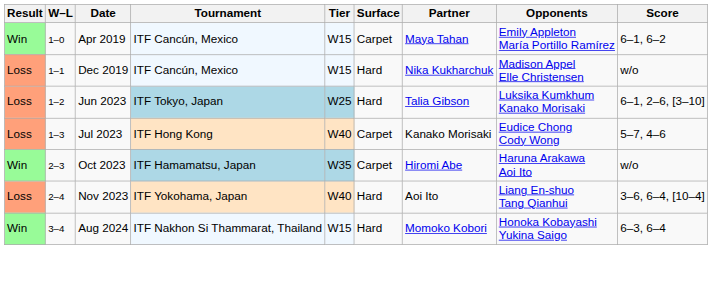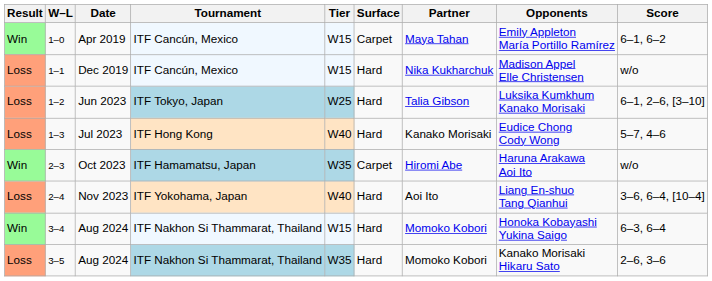(374, 133) Carpet -> (370, 133) Hard
+ row: (56, 261)
